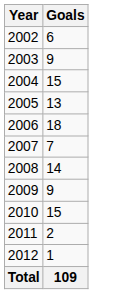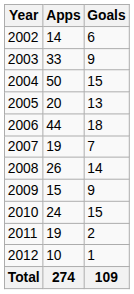+ column: (63, 16)
